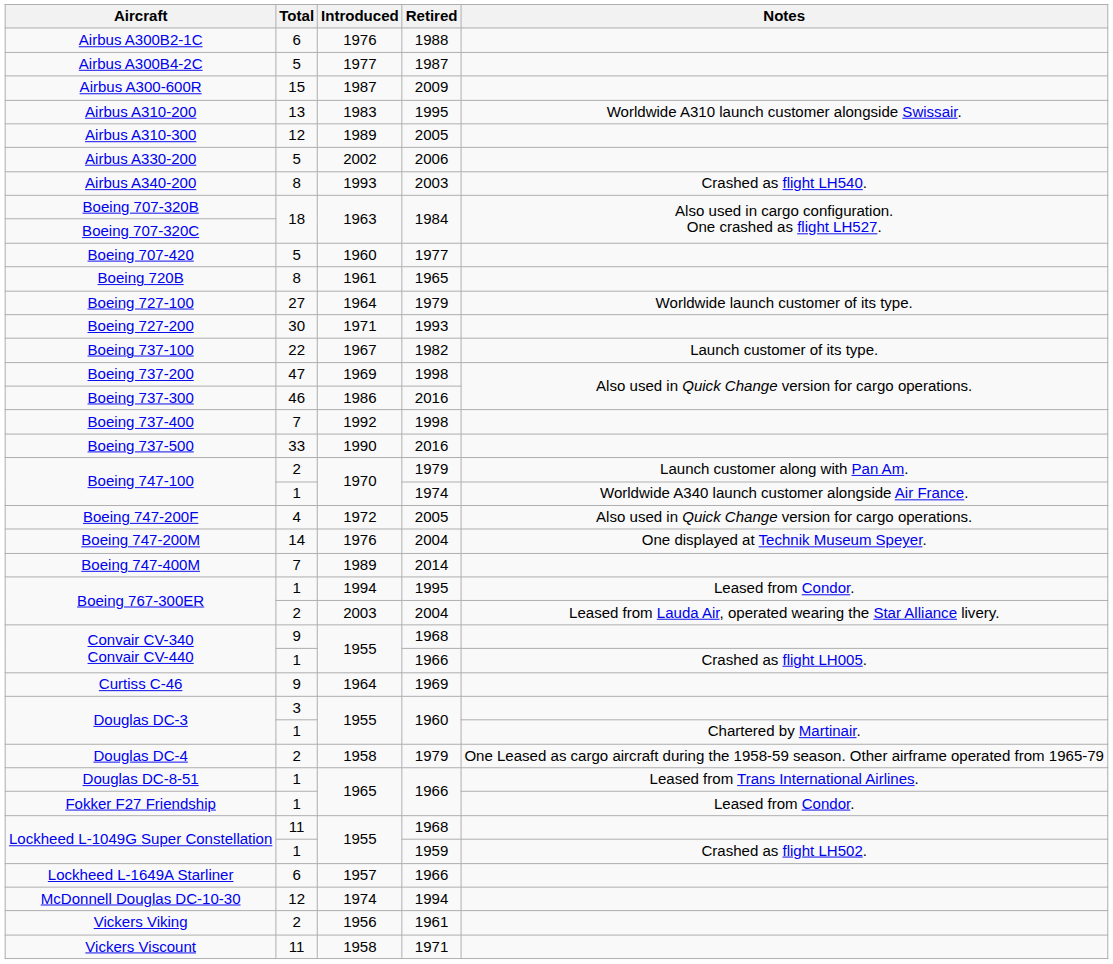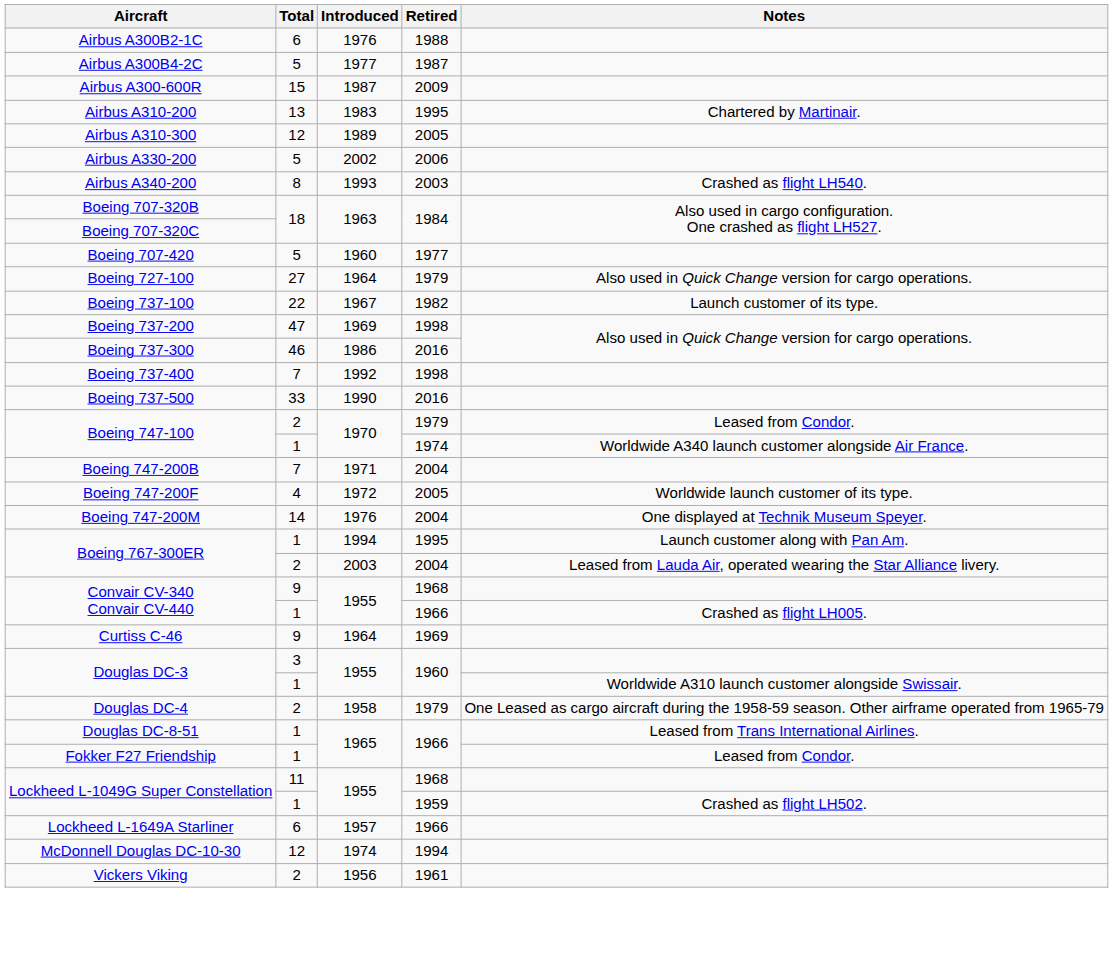(784, 111) Worldwide A310 launch customer alongside Swissair. -> (784, 111) Chartered by Martinair.
- row: (141, 278)
(784, 302) Worldwide launch customer of its type. -> (784, 278) Also used in Quick Change version for cargo operations.
- row: (141, 326)
(784, 469) Launch customer along with Pan Am. -> (784, 421) Leased from Condor.
+ row: (141, 469)
(784, 517) Also used in Quick Change version for cargo operations. -> (784, 493) Worldwide launch customer of its type.
- row: (141, 565)
(784, 588) Leased from Condor. -> (784, 541) Launch customer along with Pan Am.
(784, 732) Chartered by Martinair. -> (784, 684) Worldwide A310 launch customer alongside Swissair.
- row: (141, 946)
